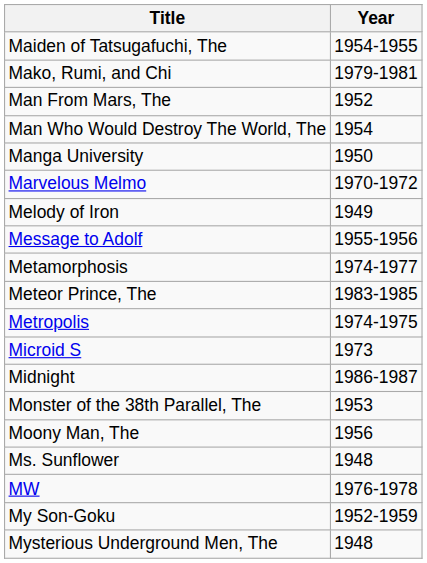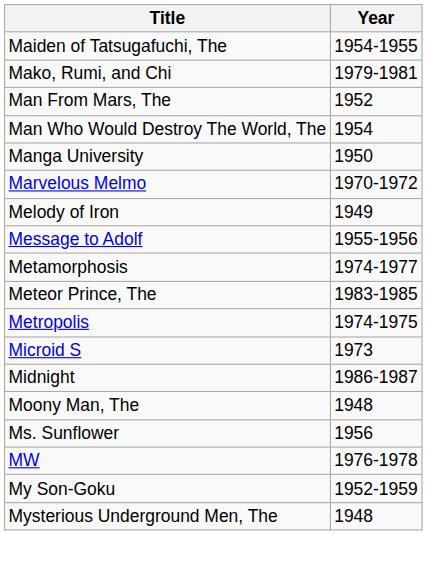- row: (135, 405)
(354, 433) 1956 -> (354, 405) 1948
(354, 460) 1948 -> (354, 433) 1956
